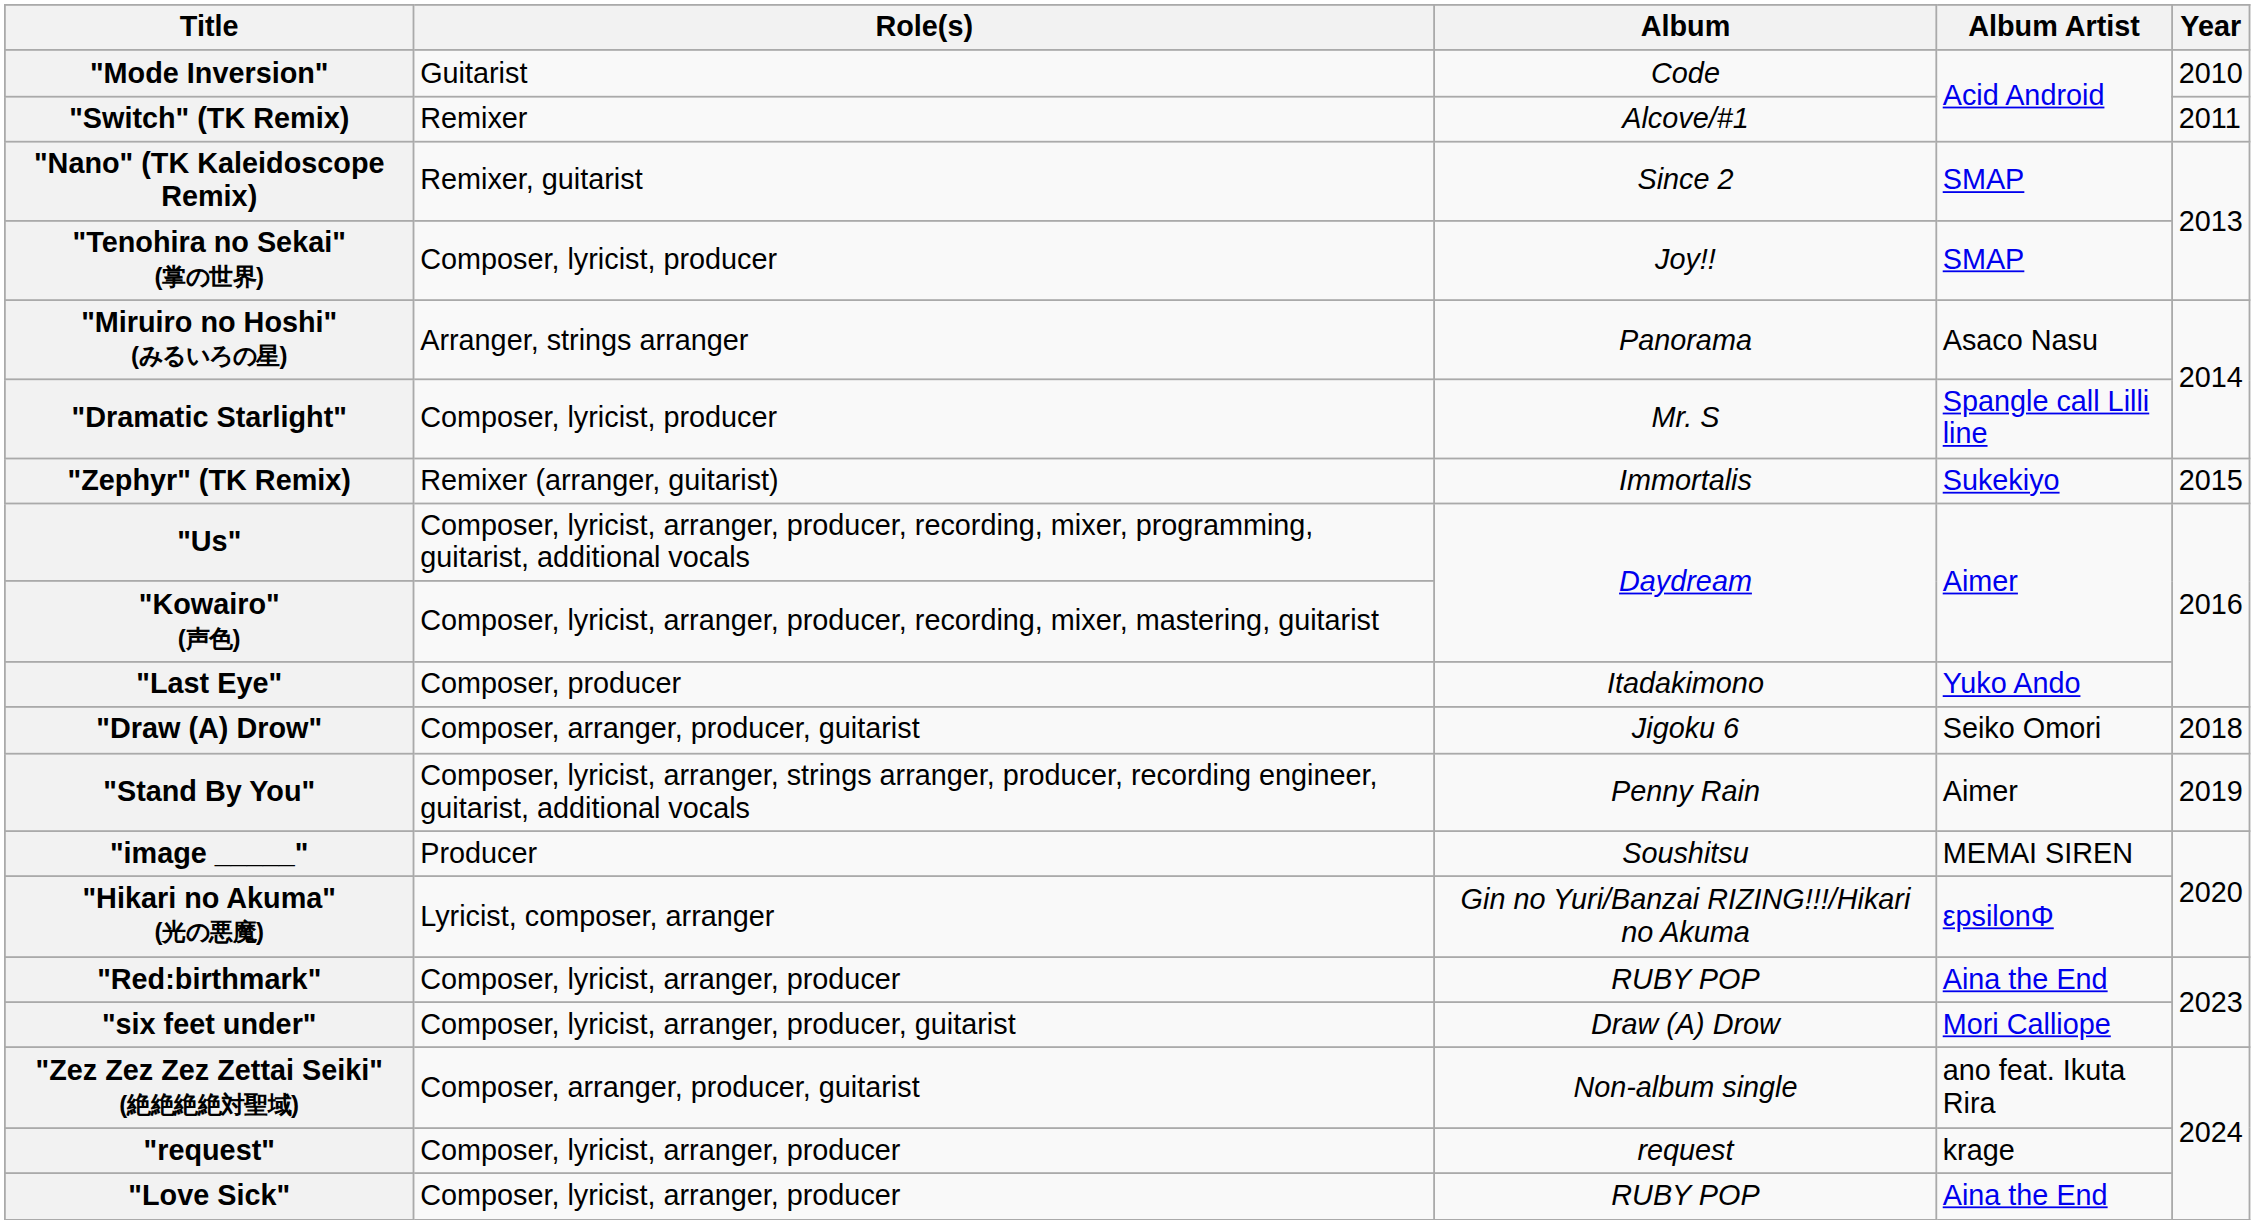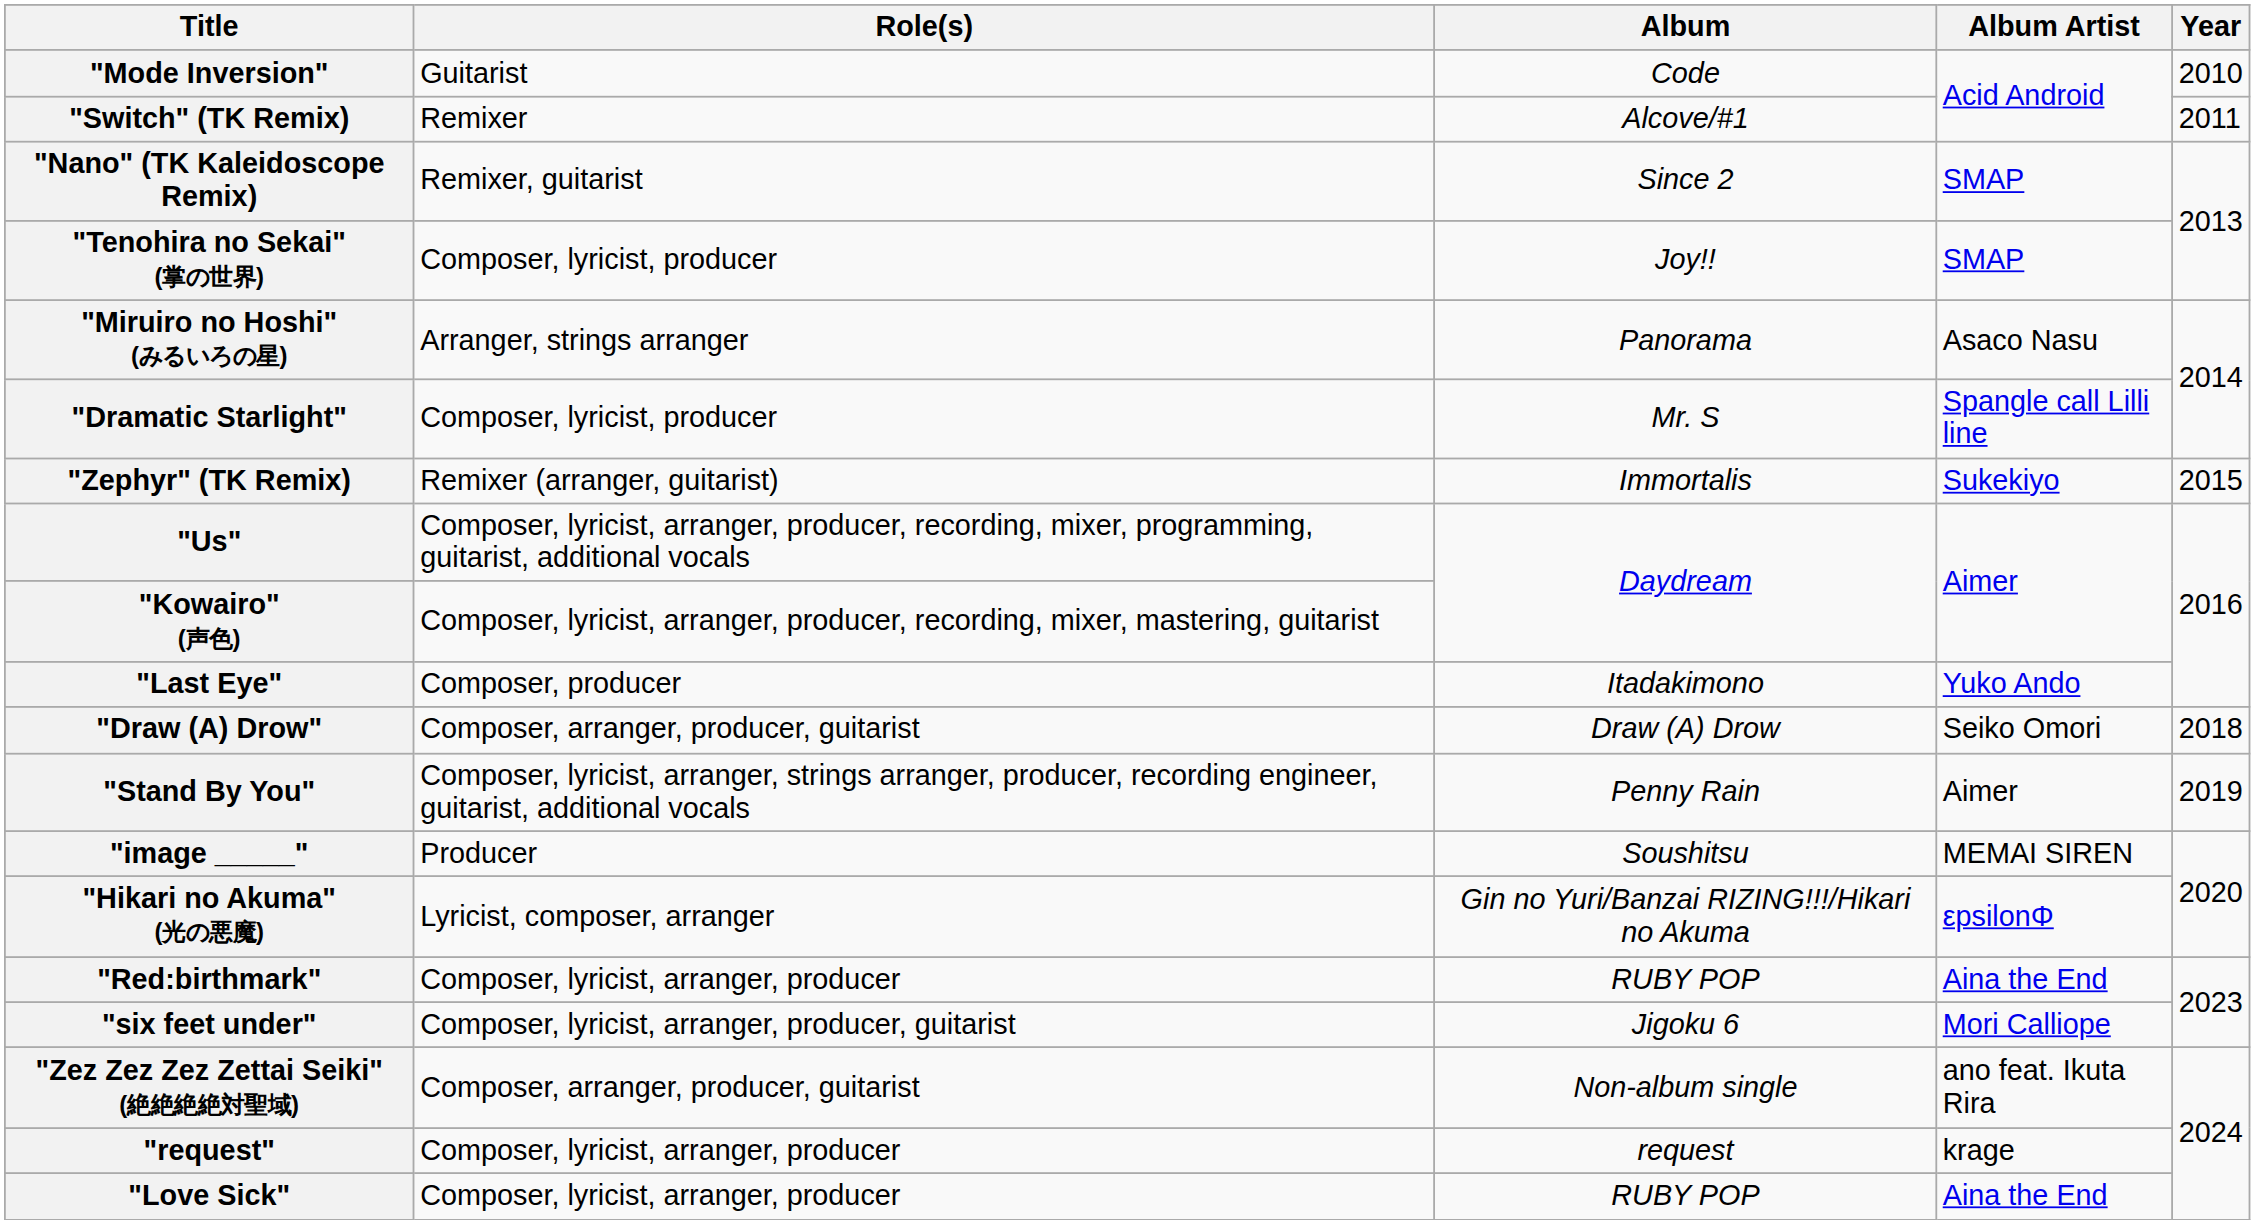(1685, 729) Jigoku 6 -> (1685, 729) Draw (A) Drow
(1685, 1024) Draw (A) Drow -> (1685, 1024) Jigoku 6
